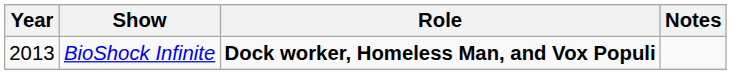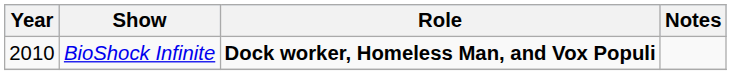(32, 52) 2013 -> (32, 52) 2010
